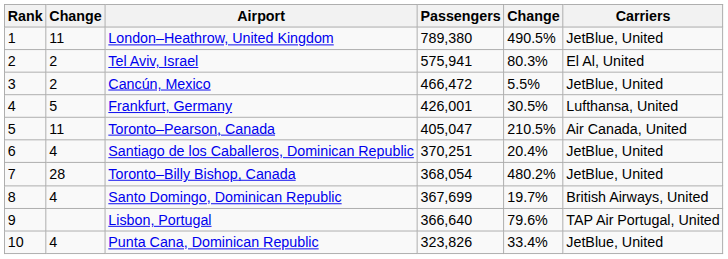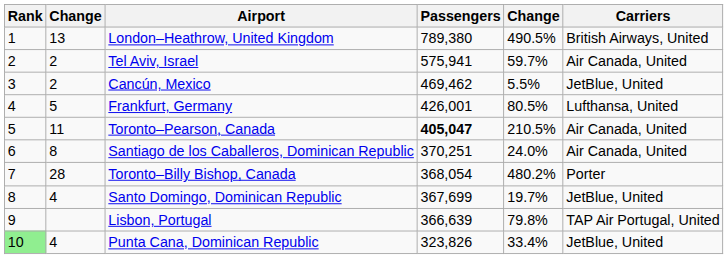(57, 39) 11 -> (57, 39) 13
(615, 39) JetBlue, United -> (637, 39) British Airways, United
(528, 61) 80.3% -> (528, 61) 59.7%
(605, 61) El Al, United -> (627, 61) Air Canada, United
(446, 84) 466,472 -> (446, 84) 469,462
(528, 106) 30.5% -> (528, 106) 80.5%
(446, 129) normal -> (446, 129) bold
(53, 152) 4 -> (53, 152) 8
(528, 152) 20.4% -> (528, 152) 24.0%
(615, 152) JetBlue, United -> (627, 152) Air Canada, United
(615, 174) JetBlue, United -> (586, 174) Porter
(637, 197) British Airways, United -> (615, 197) JetBlue, United
(446, 220) 366,640 -> (446, 220) 366,639
(528, 220) 79.6% -> (528, 220) 79.8%
(16, 242) no background -> (16, 242) lightgreen background
